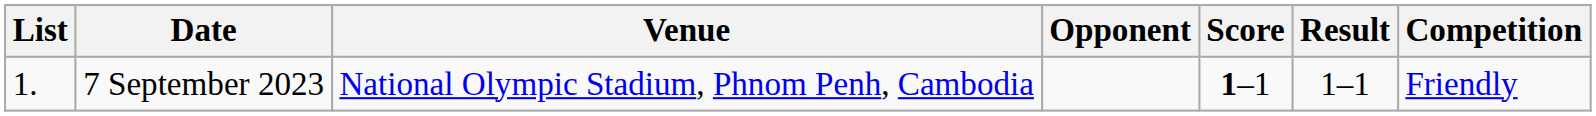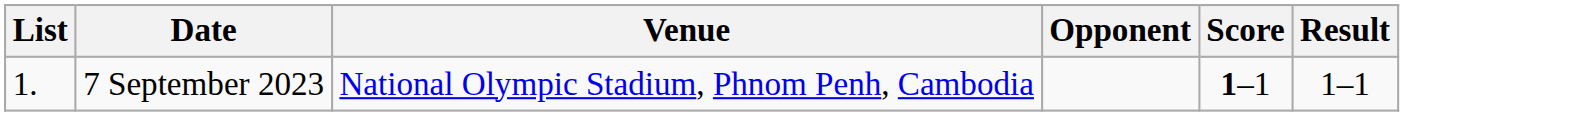- column: (1494, 30)
